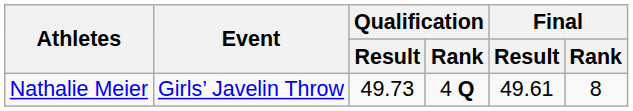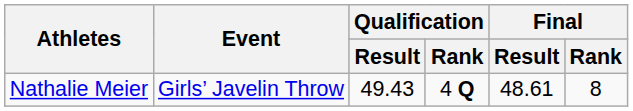(387, 90) 49.73 -> (387, 90) 49.43
(527, 90) 49.61 -> (527, 90) 48.61
